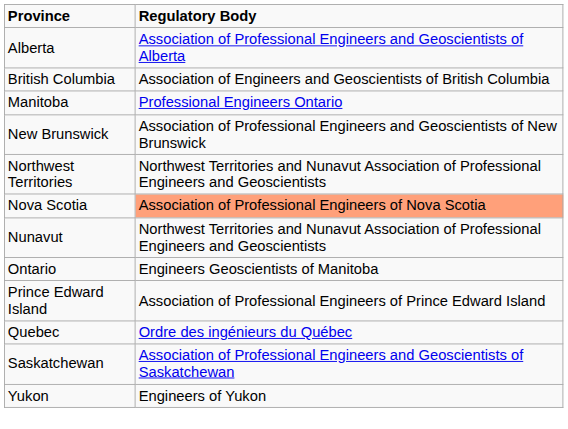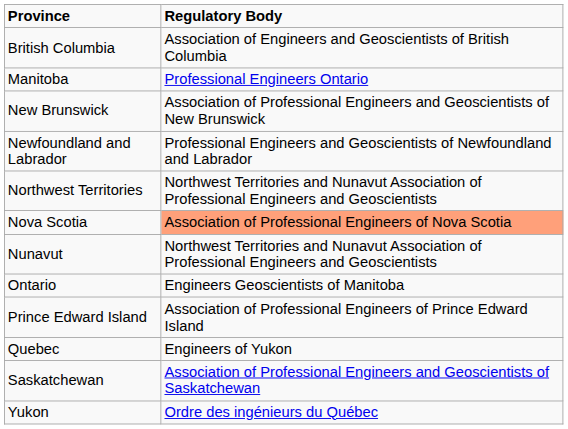- row: (31, 47)
+ row: (69, 150)
(245, 332) Ordre des ingénieurs du Québec -> (228, 348) Engineers of Yukon
(202, 395) Engineers of Yukon -> (271, 412) Ordre des ingénieurs du Québec
